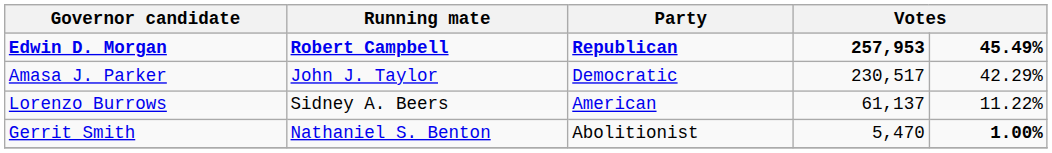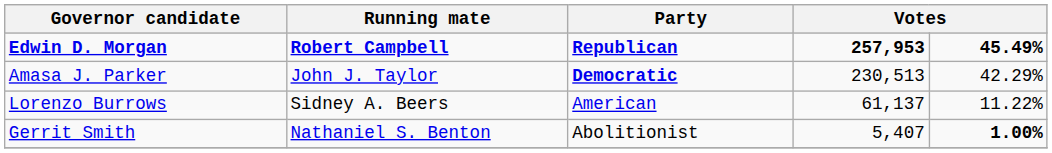(625, 76) normal -> (625, 76) bold
(888, 76) 230,517 -> (888, 76) 230,513
(898, 133) 5,470 -> (898, 133) 5,407
